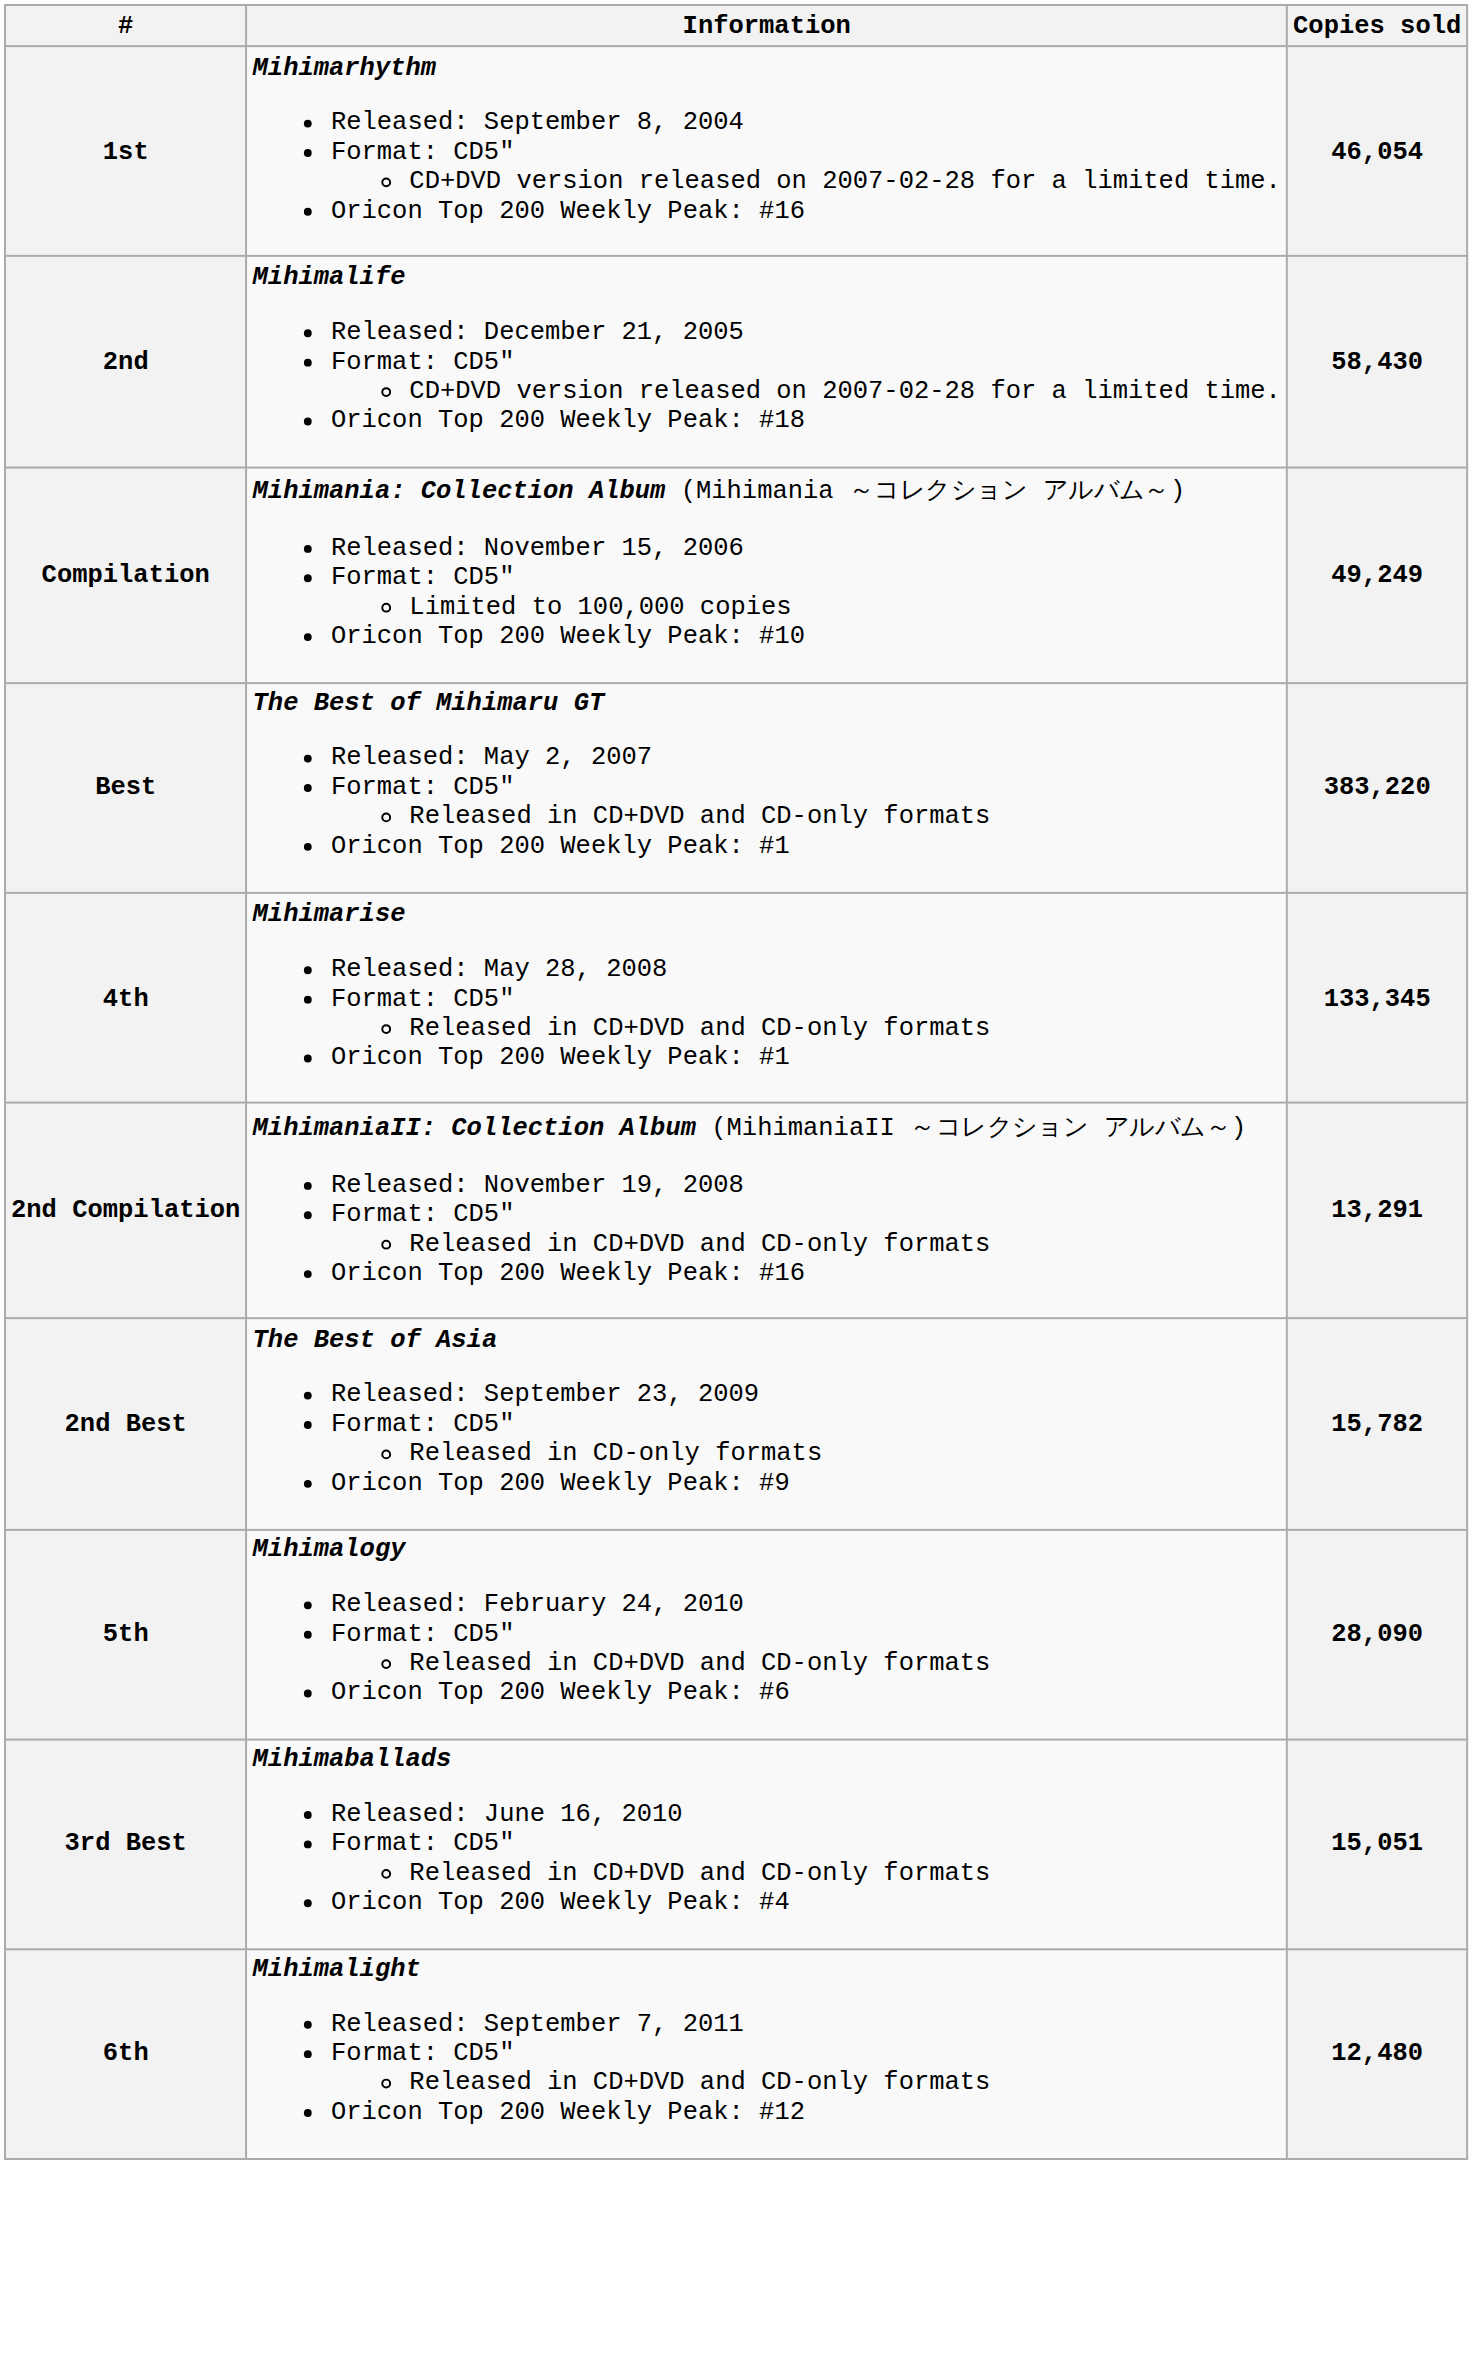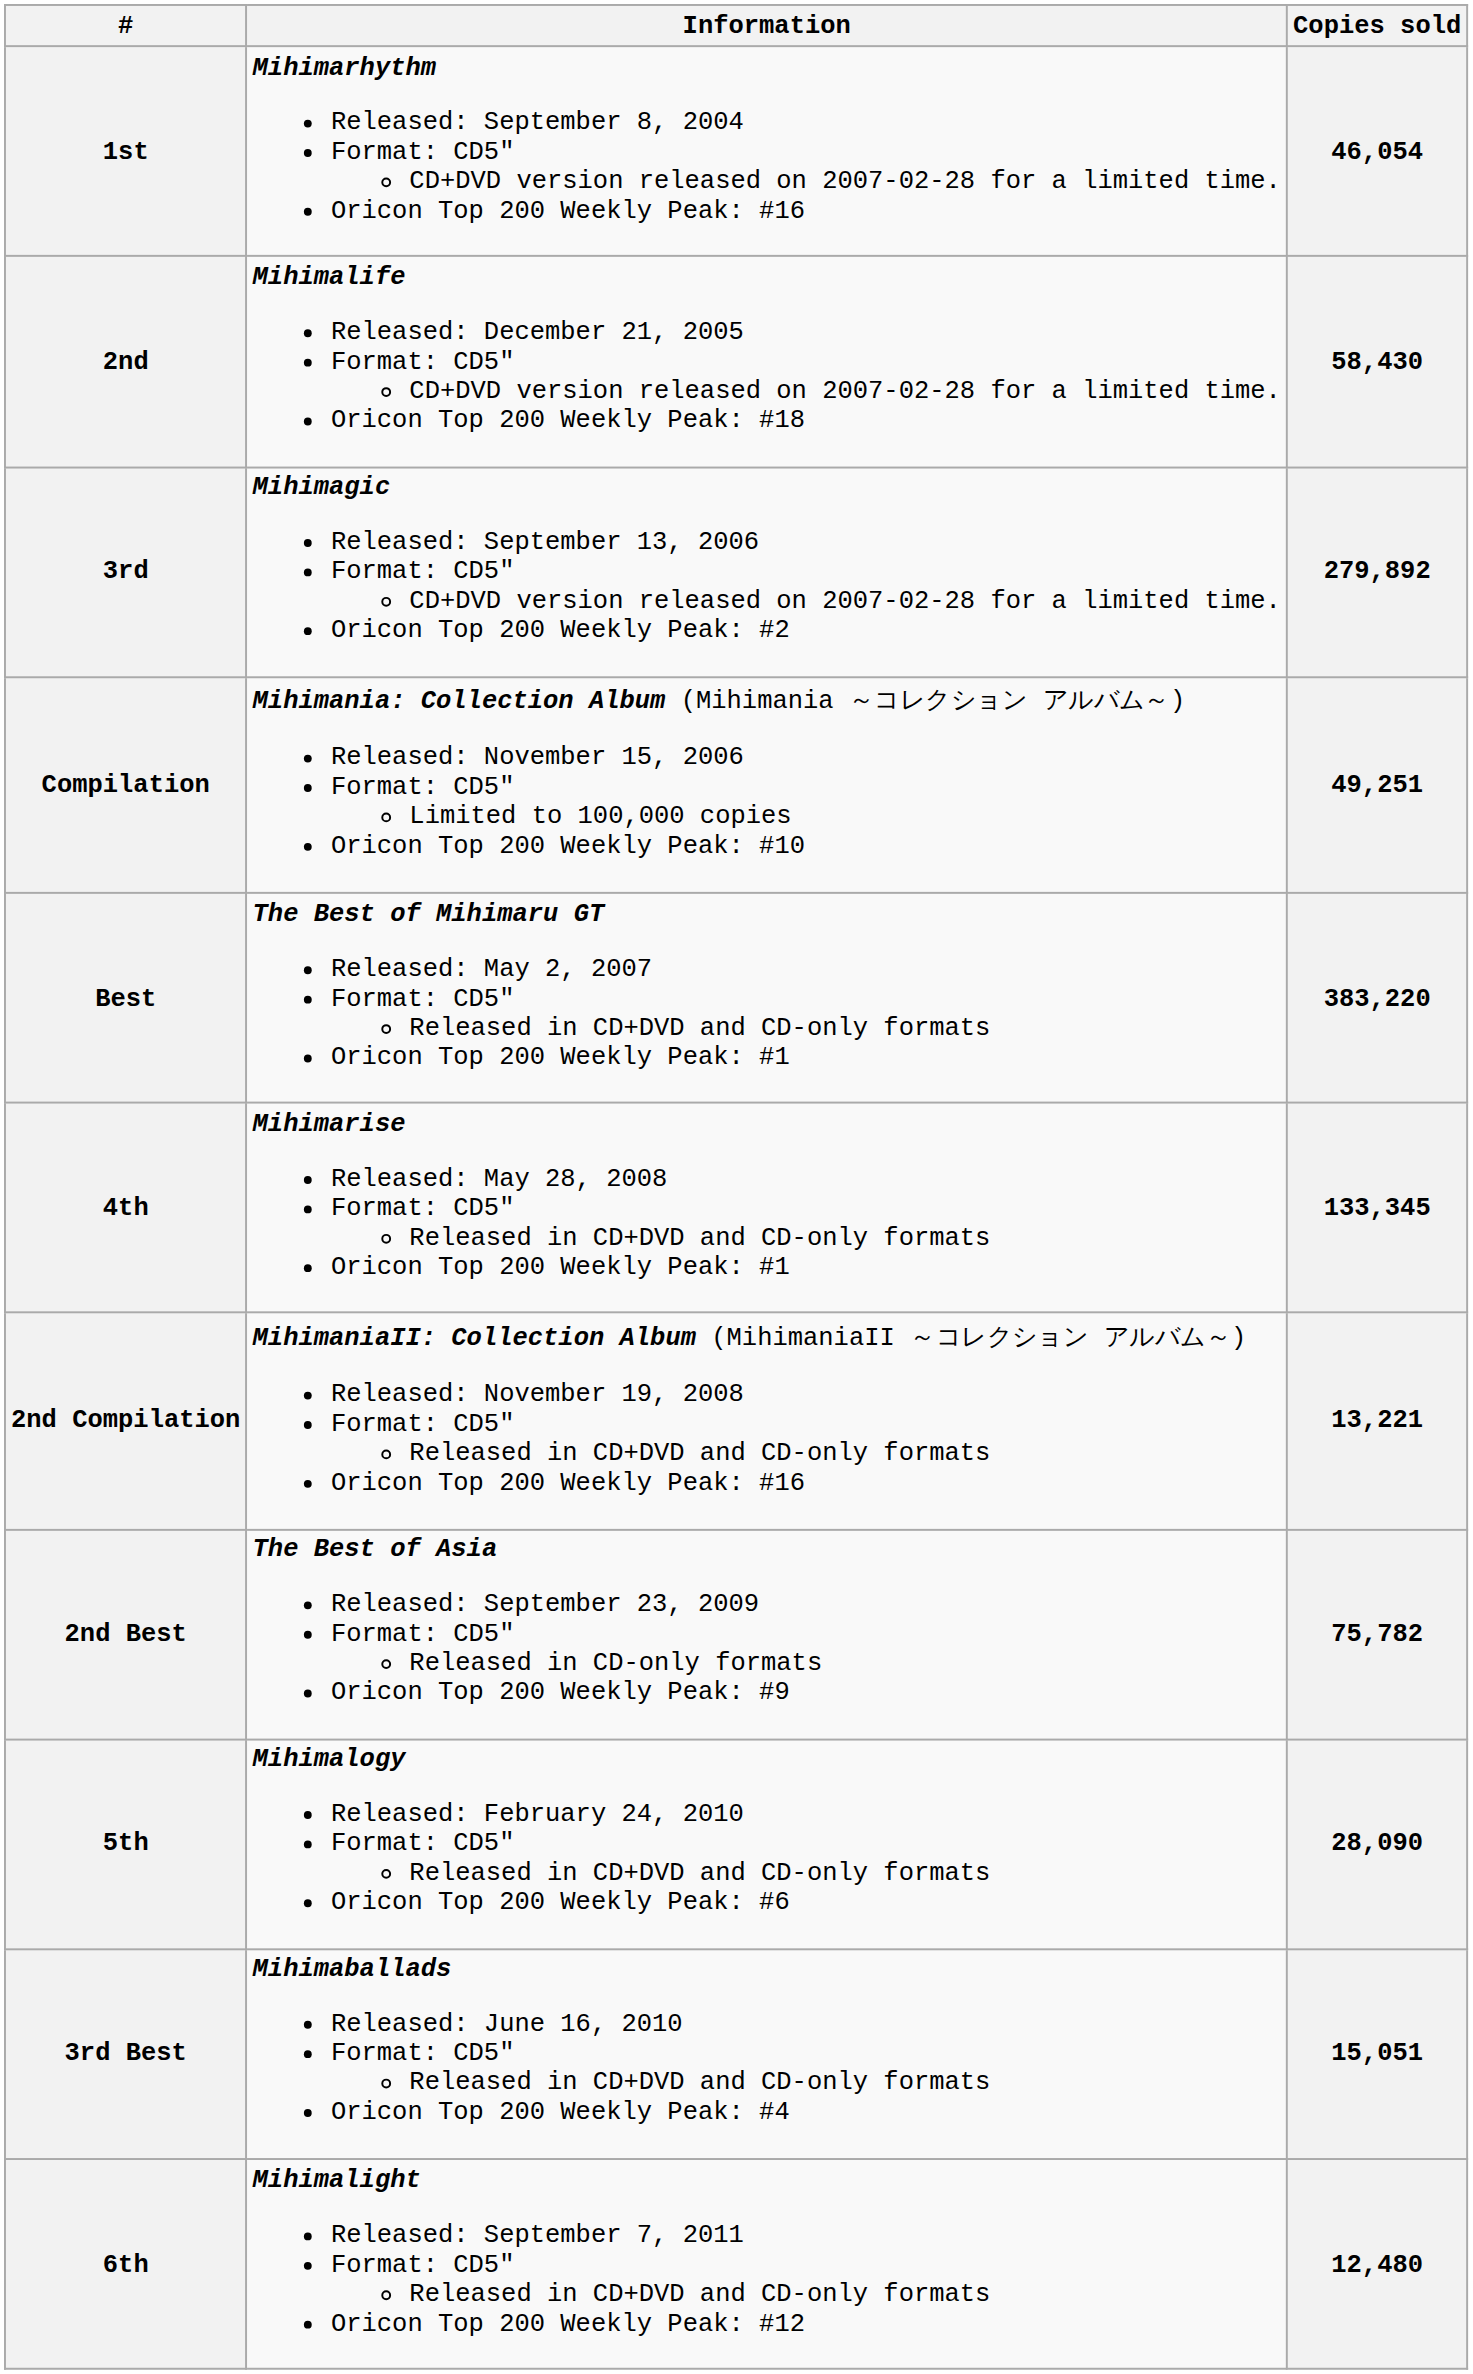+ row: (126, 572)
(1377, 575) 49,249 -> (1377, 785) 49,251
(1377, 1211) 13,291 -> (1377, 1421) 13,221
(1377, 1424) 15,782 -> (1377, 1634) 75,782
